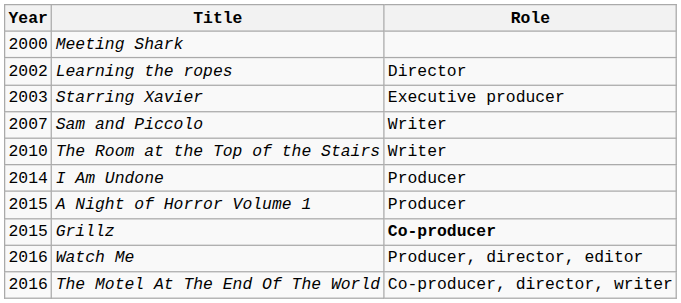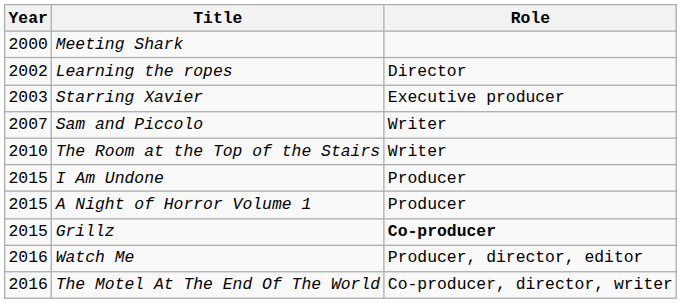(28, 178) 2014 -> (28, 178) 2015
